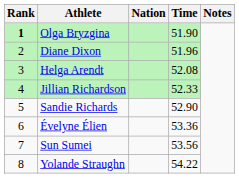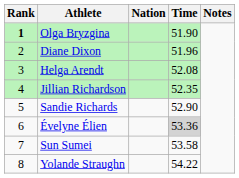(184, 88) 52.33 -> (184, 88) 52.35
(184, 126) no background -> (184, 126) lightgrey background
(184, 145) 53.56 -> (184, 145) 53.58
